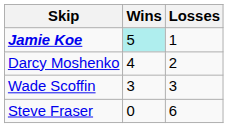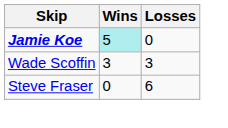(173, 39) 1 -> (149, 39) 0
- row: (64, 63)
